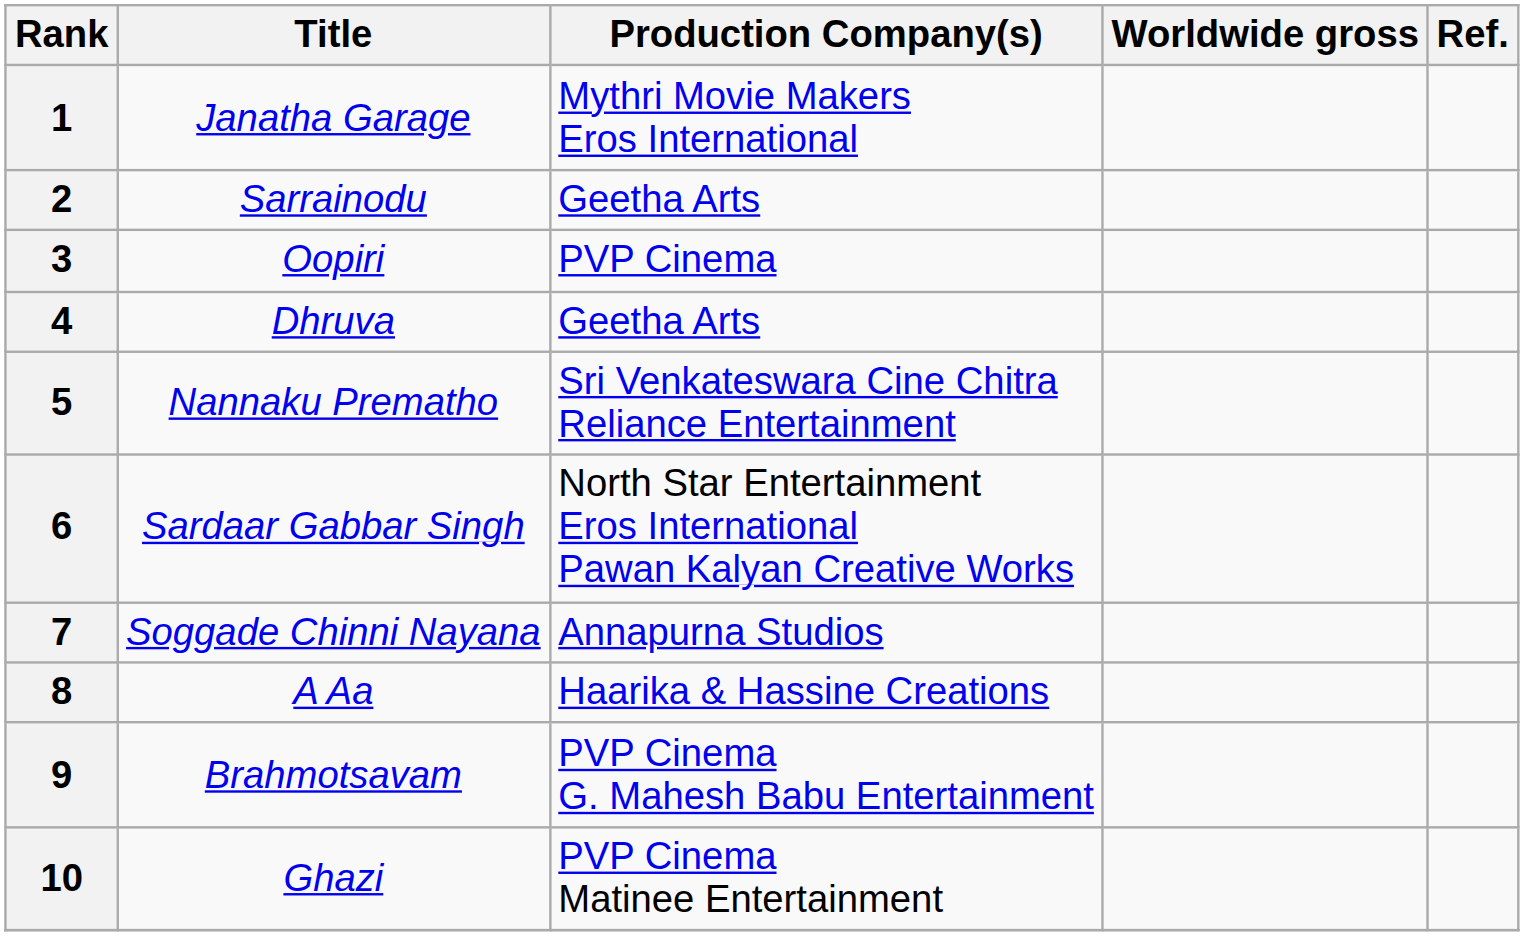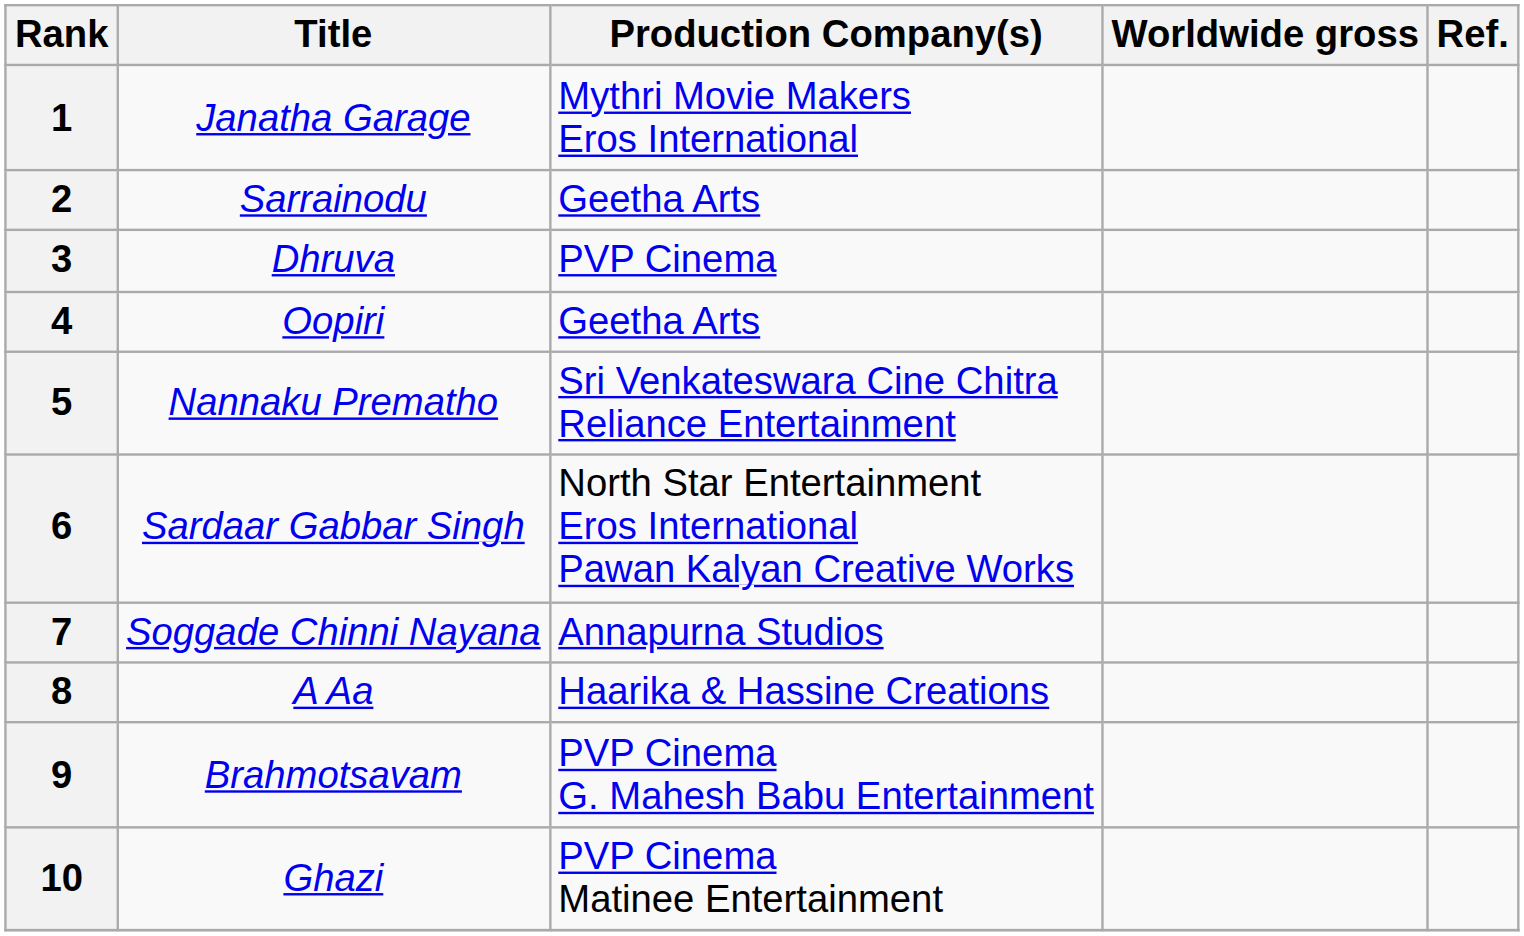(333, 259) Oopiri -> (333, 259) Dhruva
(333, 320) Dhruva -> (333, 320) Oopiri
